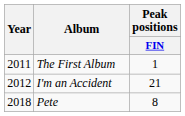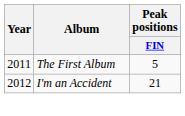(155, 64) 1 -> (155, 64) 5
- row: (47, 102)
